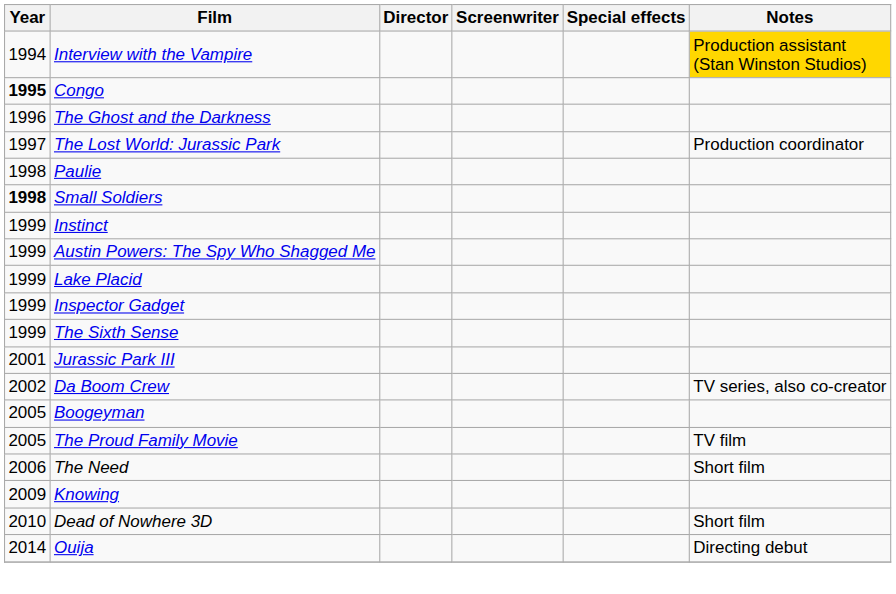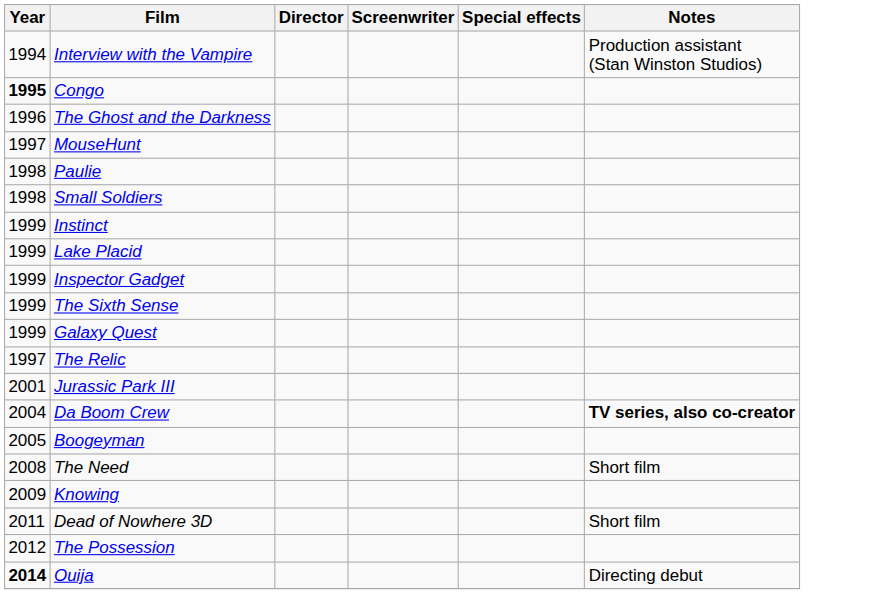(780, 54) gold background -> (675, 54) no background
- row: (167, 144)
+ row: (97, 144)
(27, 198) bold -> (27, 198) normal
- row: (215, 252)
+ row: (105, 332)
+ row: (90, 359)
(27, 386) 2002 -> (27, 413) 2004
(790, 386) normal -> (692, 413) bold
- row: (146, 440)
(27, 467) 2006 -> (27, 467) 2008
(27, 521) 2010 -> (27, 521) 2011
+ row: (114, 548)
(27, 548) normal -> (27, 574) bold
